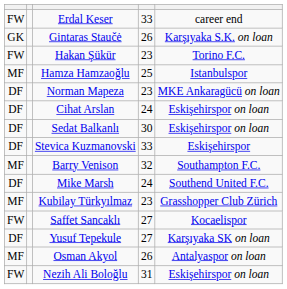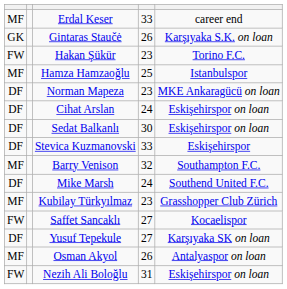(16, 18) FW -> (16, 18) MF
